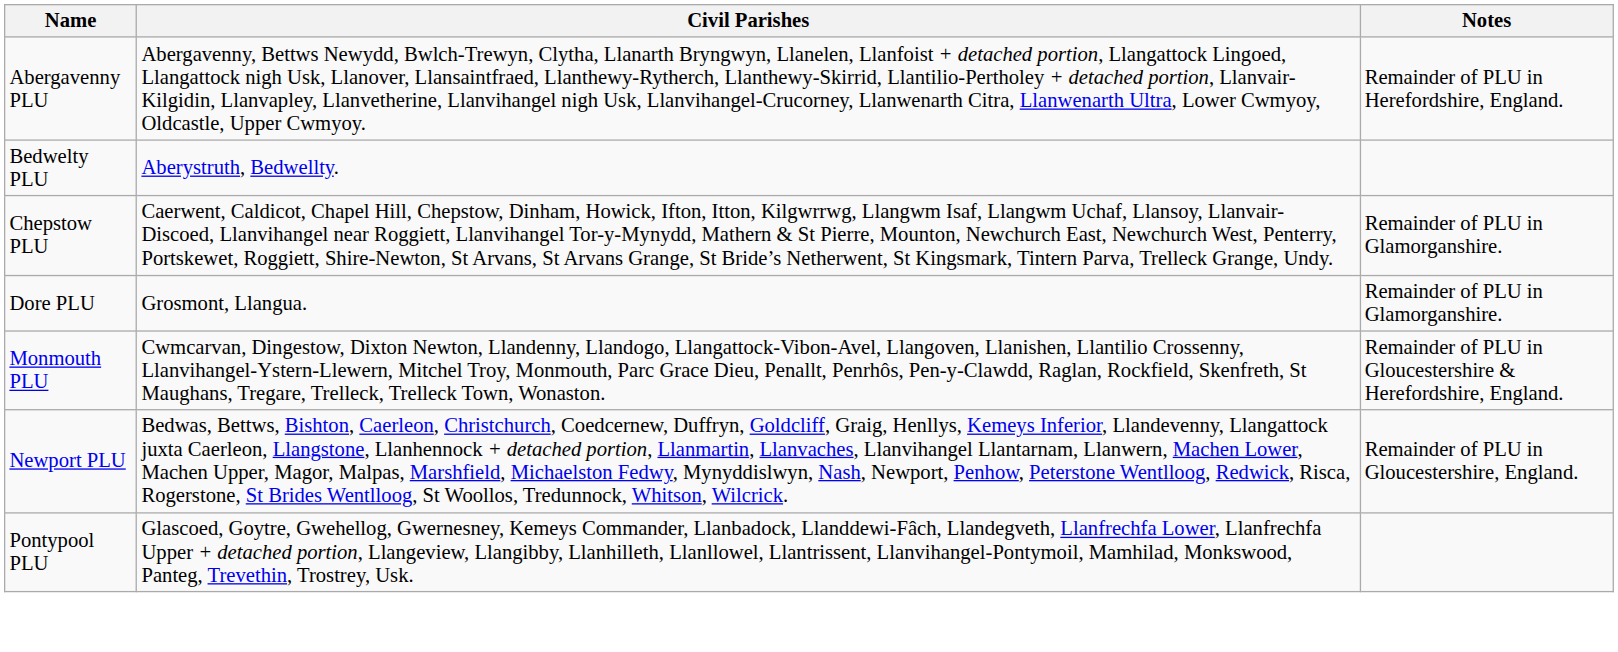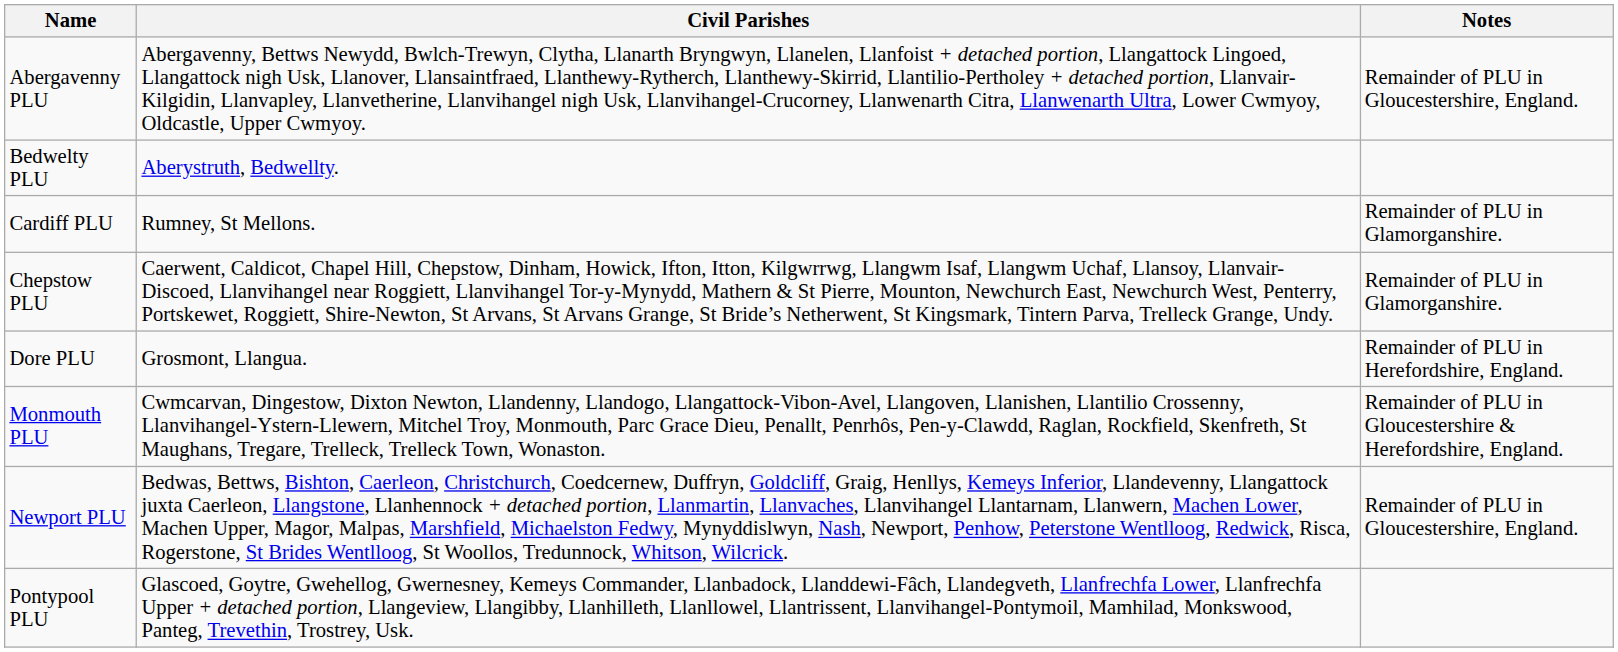(1464, 88) Remainder of PLU in Herefordshire, England. -> (1472, 88) Remainder of PLU in Gloucestershire, England.
+ row: (61, 223)
(1454, 302) Remainder of PLU in Glamorganshire. -> (1464, 358) Remainder of PLU in Herefordshire, England.
